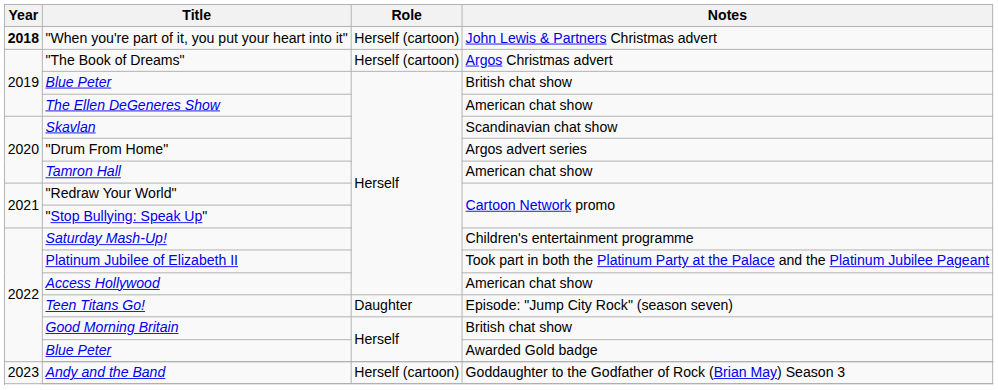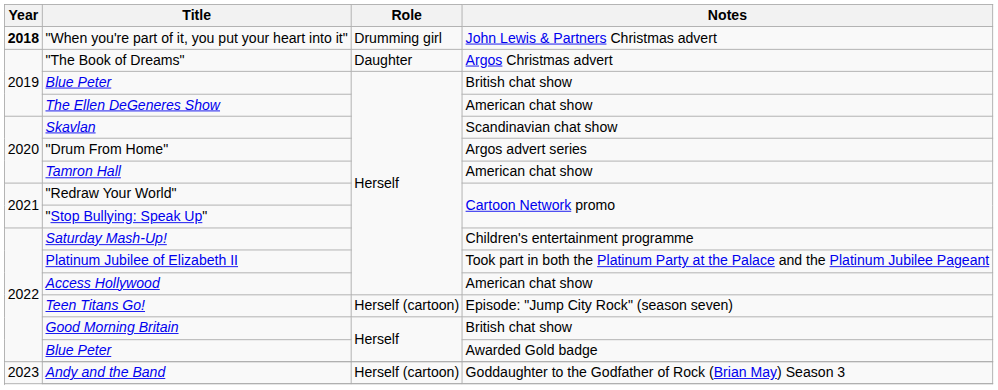(407, 37) Herself (cartoon) -> (398, 37) Drumming girl
(407, 60) Herself (cartoon) -> (383, 60) Daughter
(383, 305) Daughter -> (407, 305) Herself (cartoon)
